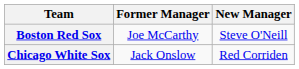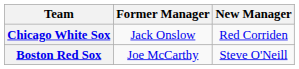rows swapped: (59, 34) <-> (59, 54)
